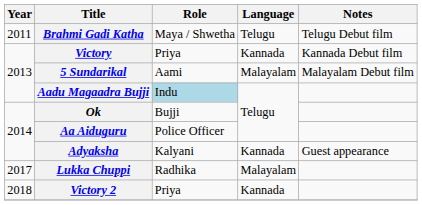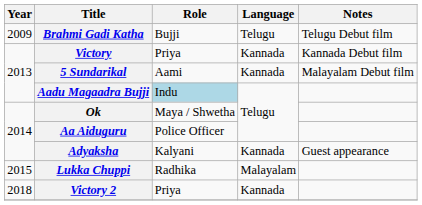(19, 33) 2011 -> (20, 33) 2009
(195, 33) Maya / Shwetha -> (167, 33) Bujji
(268, 72) Malayalam -> (262, 72) Kannada
(167, 111) Bujji -> (195, 111) Maya / Shwetha
(20, 170) 2017 -> (20, 170) 2015
